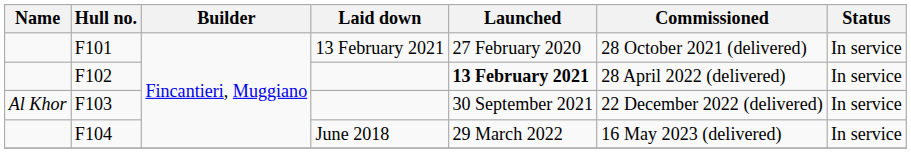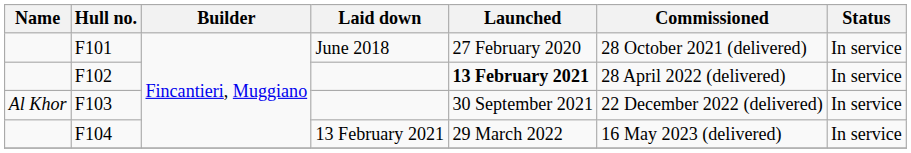(380, 47) 13 February 2021 -> (352, 47) June 2018
(352, 133) June 2018 -> (380, 133) 13 February 2021
